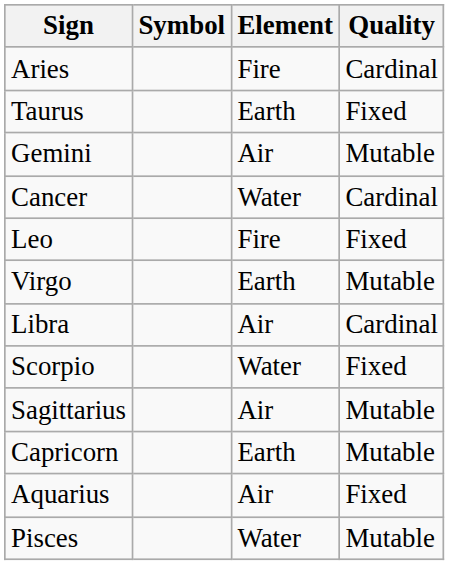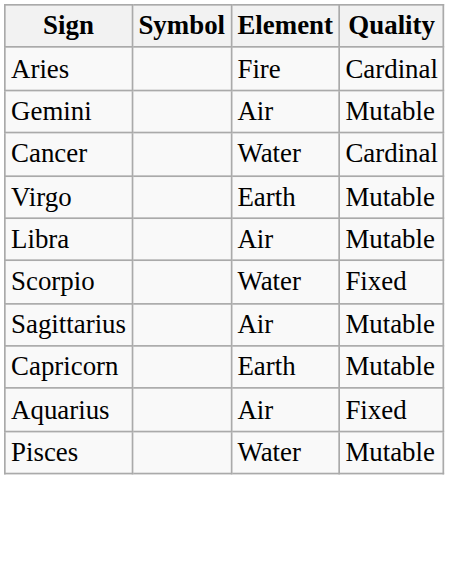- row: (47, 111)
- row: (32, 238)
(392, 324) Cardinal -> (390, 238) Mutable
